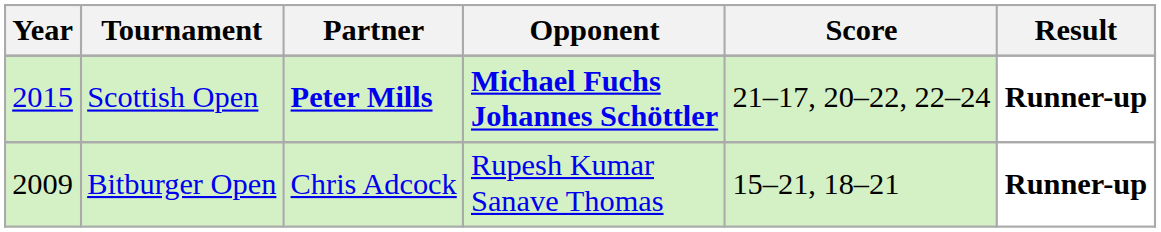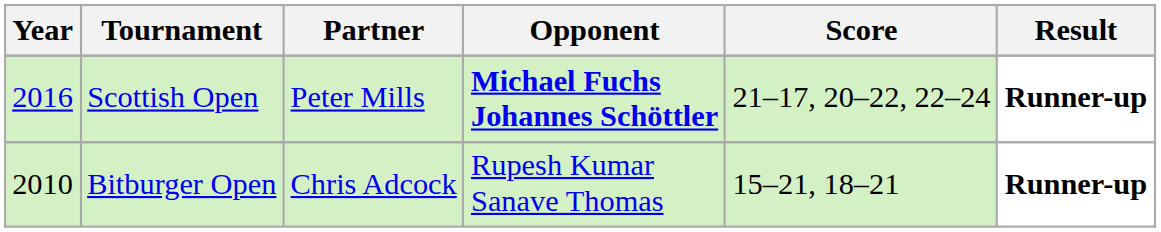(43, 97) 2015 -> (43, 97) 2016
(362, 97) bold -> (358, 97) normal
(43, 183) 2009 -> (43, 183) 2010
